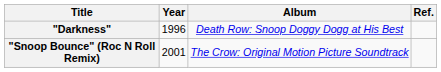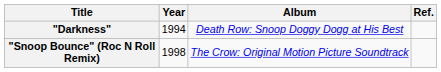(174, 30) 1996 -> (174, 30) 1994
(174, 53) 2001 -> (174, 53) 1998
